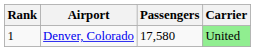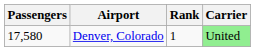columns swapped: (22, 15) <-> (170, 15)
